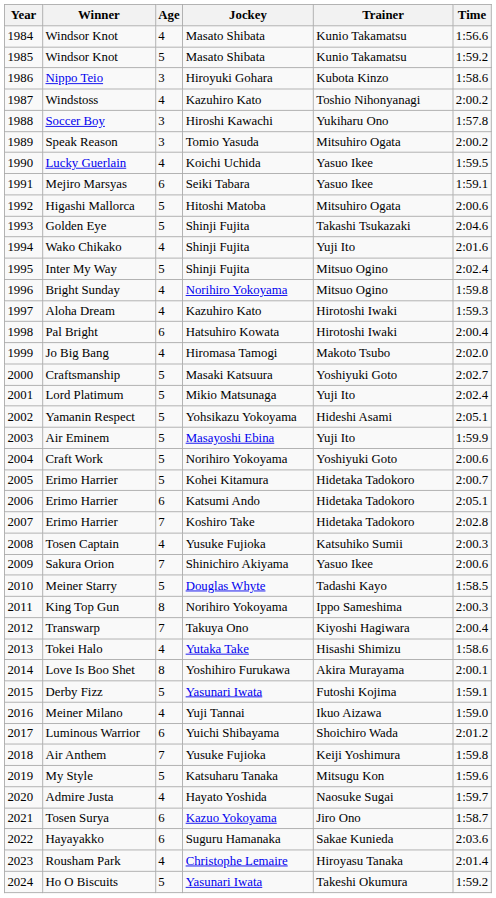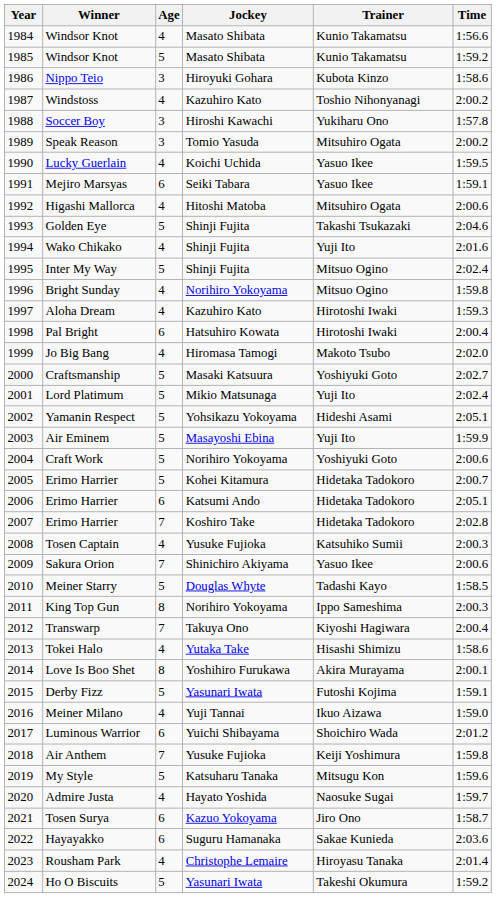(162, 205) 5 -> (162, 205) 4
